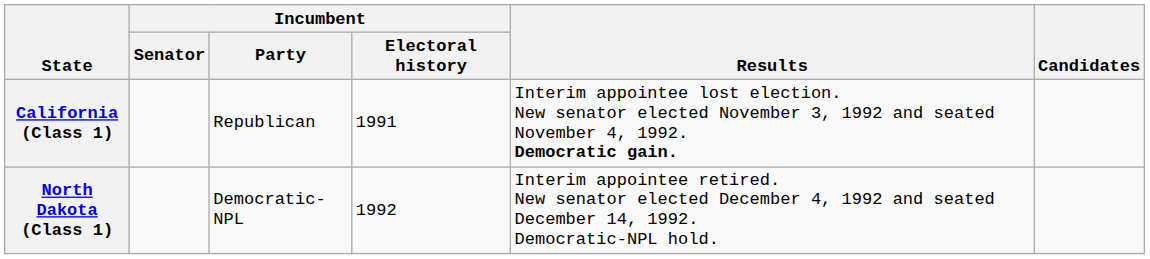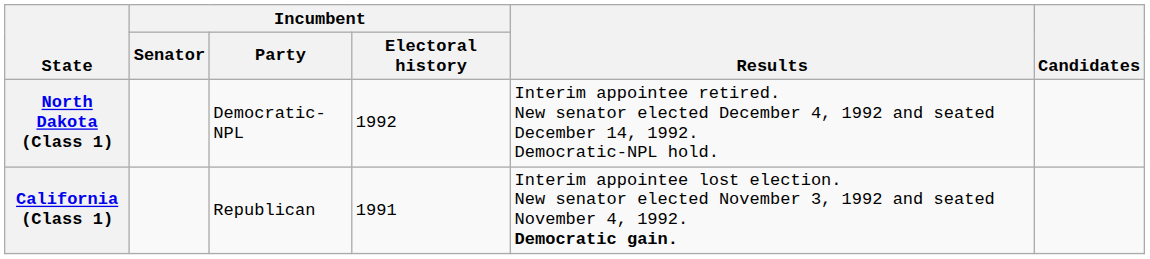rows swapped: (67, 123) <-> (67, 210)
